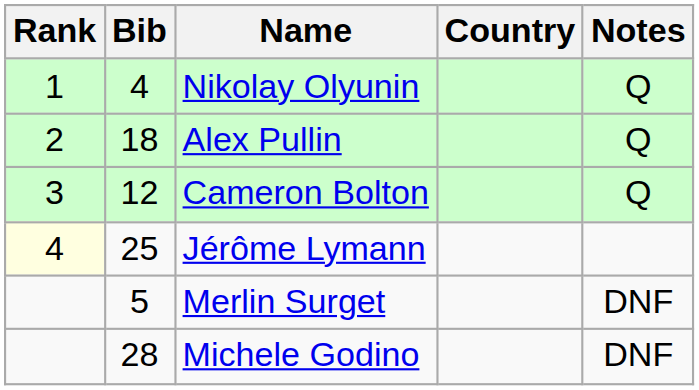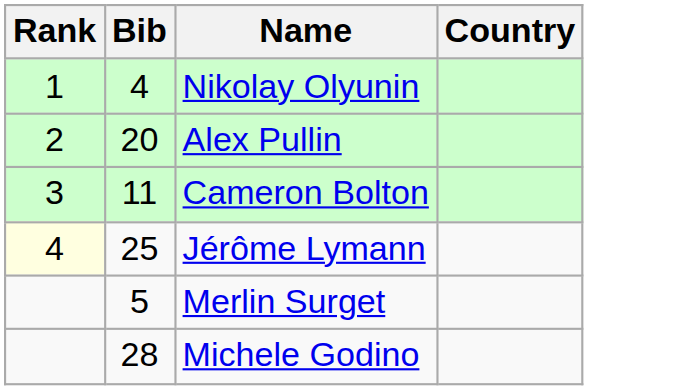- column: (638, 31)
(139, 139) 18 -> (139, 139) 20
(139, 193) 12 -> (139, 193) 11
